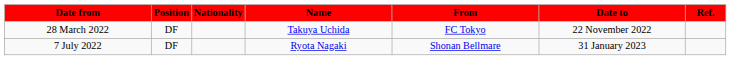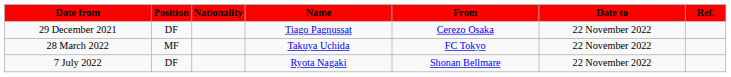+ row: (78, 30)
(171, 30) DF -> (171, 47) MF
(612, 47) 31 January 2023 -> (612, 63) 22 November 2022
